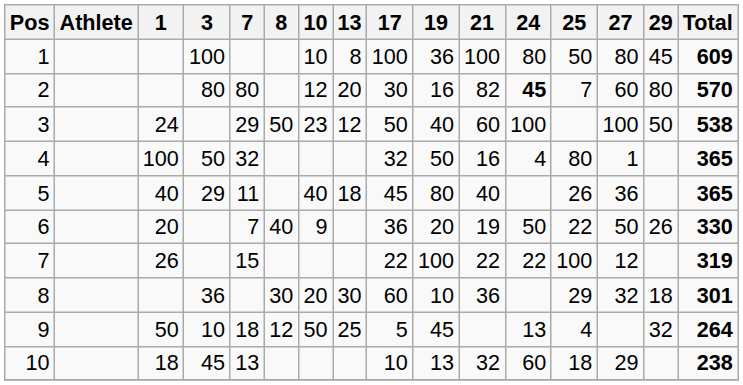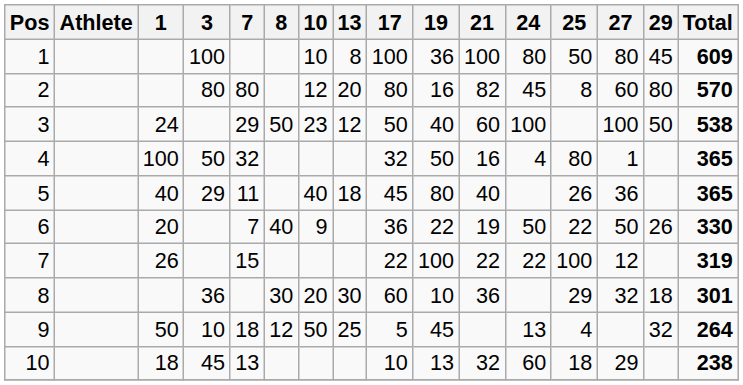(396, 90) 30 -> (396, 90) 80
(534, 90) bold -> (534, 90) normal
(586, 90) 7 -> (586, 90) 8
(442, 227) 20 -> (442, 227) 22
